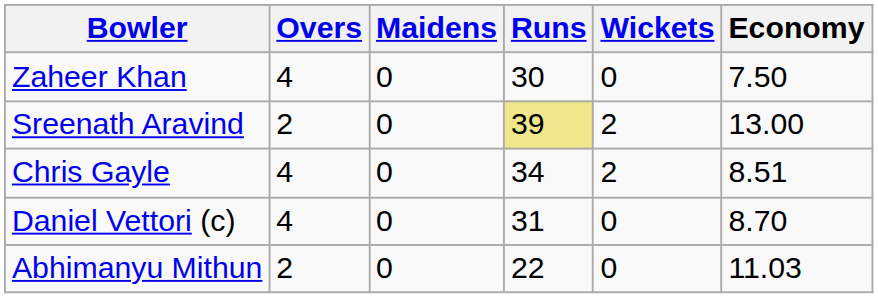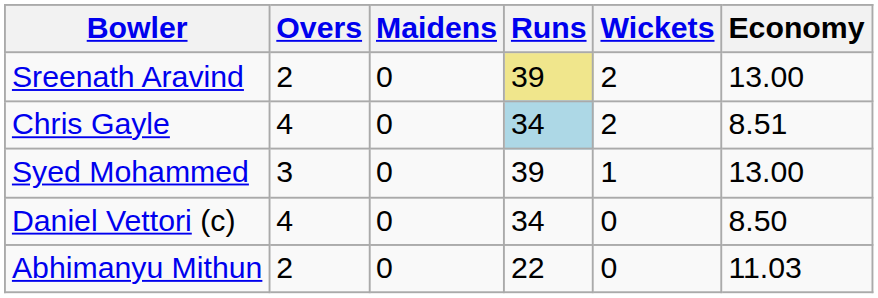- row: (99, 76)
(528, 172) no background -> (528, 124) lightblue background
+ row: (130, 172)
(528, 220) 31 -> (528, 220) 34
(758, 220) 8.70 -> (758, 220) 8.50
